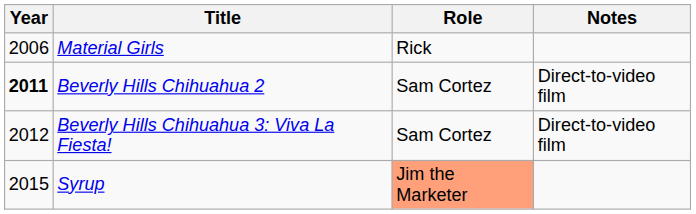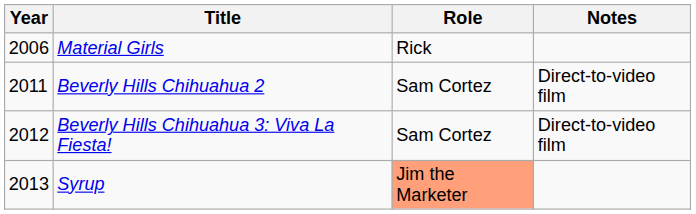(28, 86) bold -> (28, 86) normal
(29, 184) 2015 -> (29, 184) 2013
